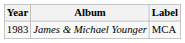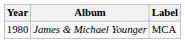(18, 30) 1983 -> (18, 30) 1980
